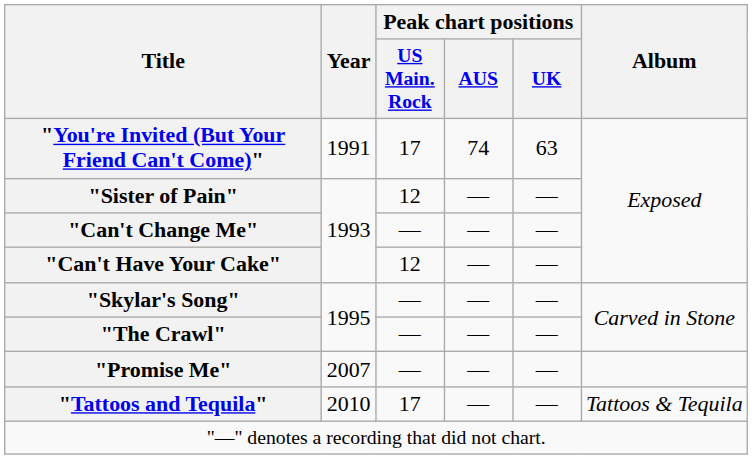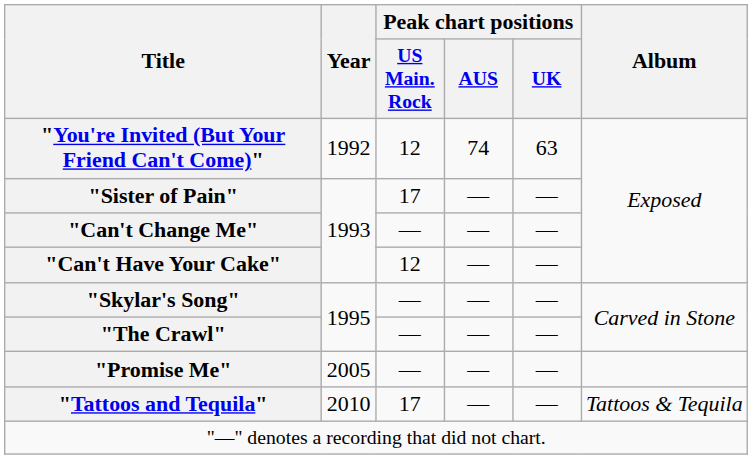(349, 148) 1991 -> (349, 148) 1992
(410, 148) 17 -> (410, 148) 12
(410, 195) 12 -> (410, 195) 17
(349, 369) 2007 -> (349, 369) 2005
